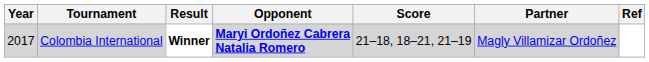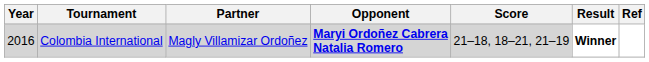columns swapped: (547, 14) <-> (189, 14)
(21, 41) 2017 -> (21, 41) 2016
